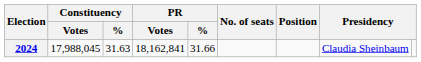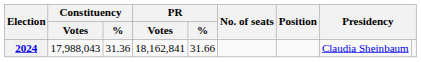(75, 48) 17,988,045 -> (75, 48) 17,988,043
(118, 48) 31.63 -> (118, 48) 31.36
